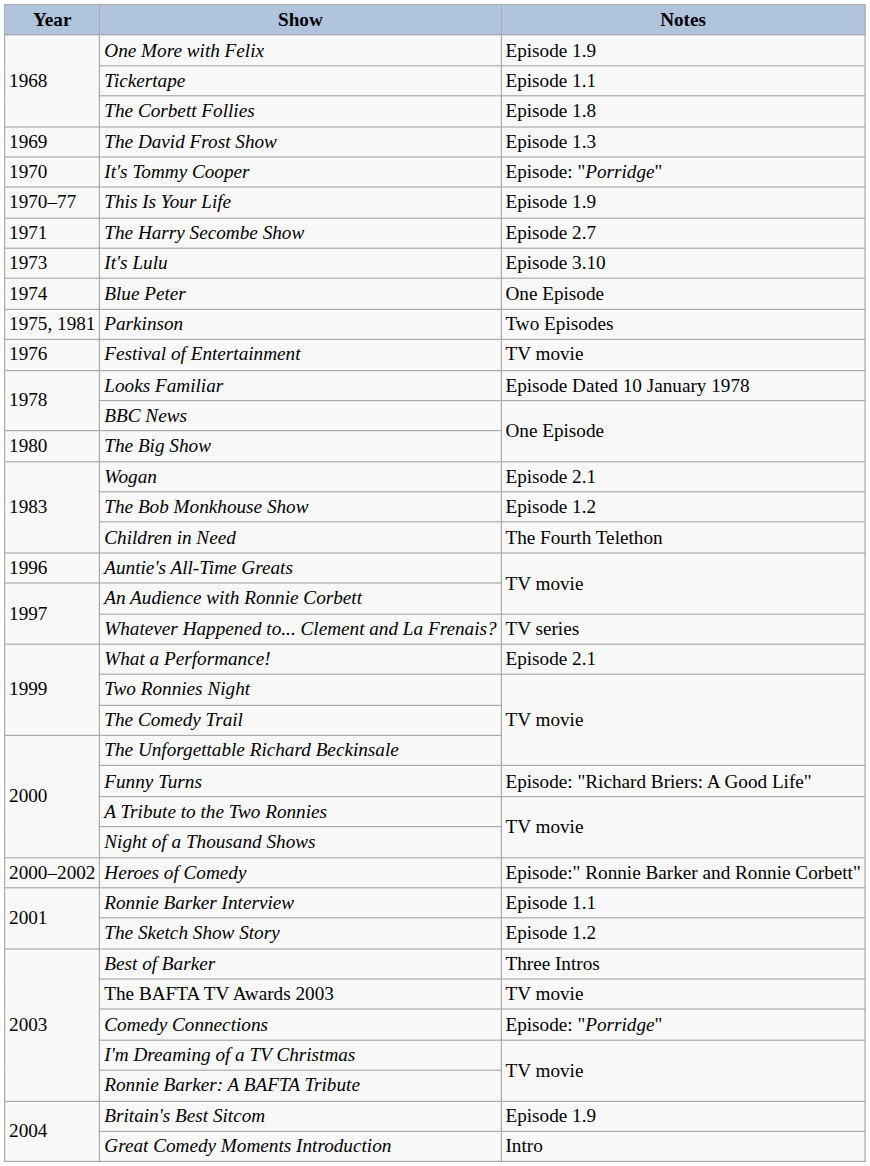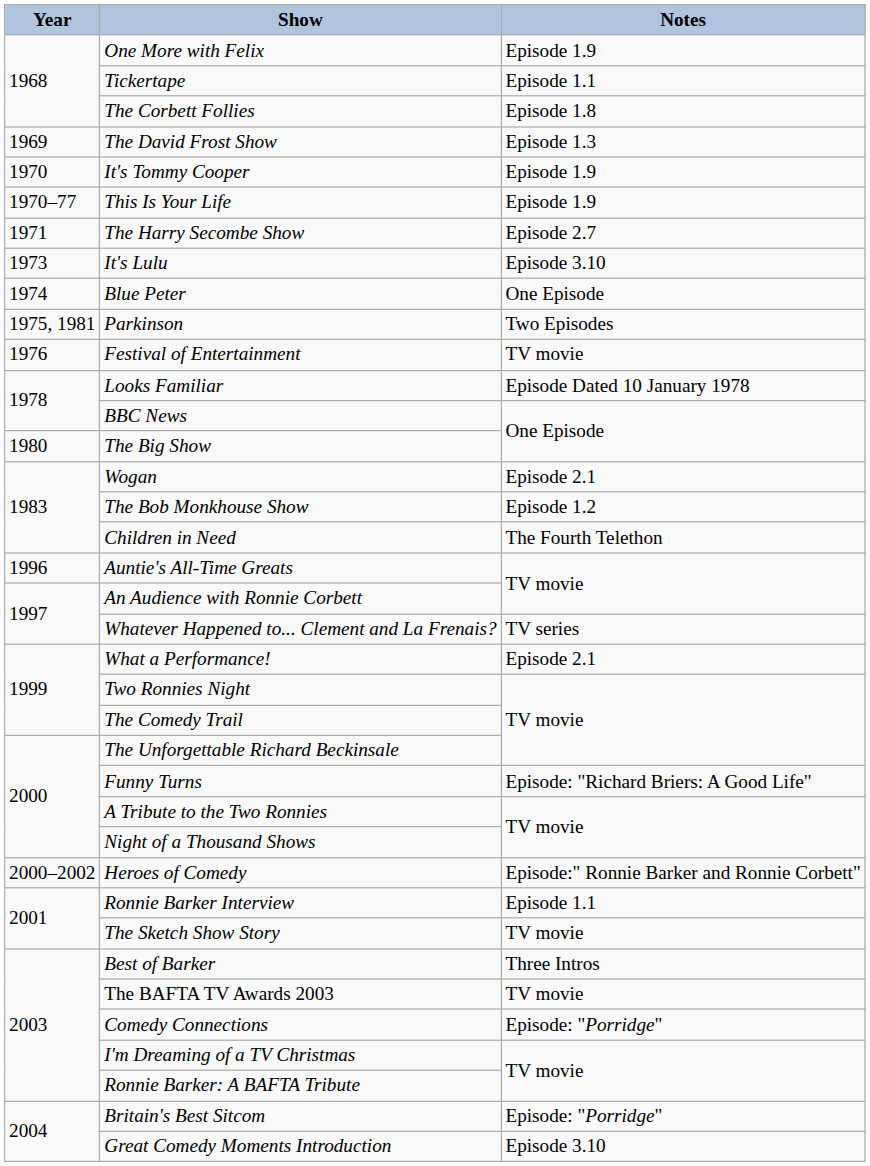(584, 171) Episode: "Porridge" -> (551, 171) Episode 1.9
(551, 933) Episode 1.2 -> (544, 933) TV movie
(551, 1115) Episode 1.9 -> (584, 1115) Episode: "Porridge"
(524, 1146) Intro -> (556, 1146) Episode 3.10
